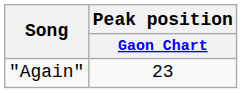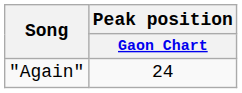(163, 72) 23 -> (163, 72) 24
